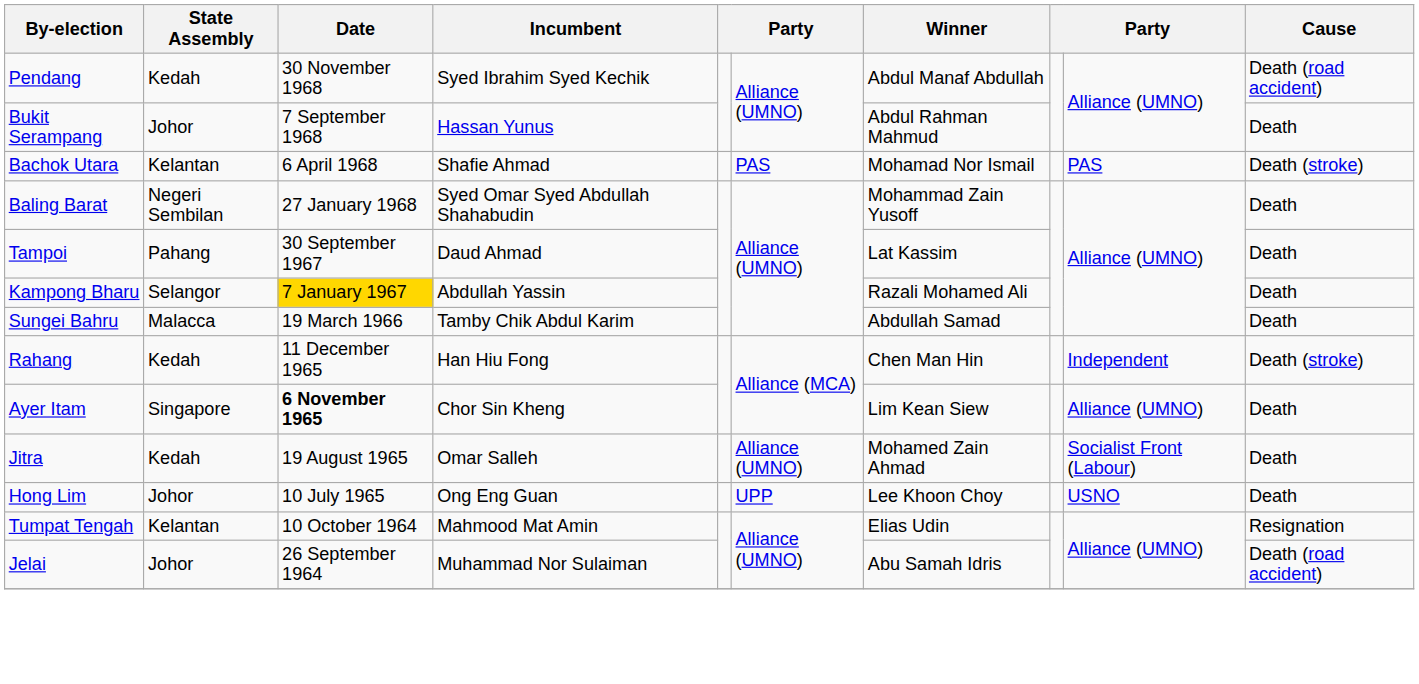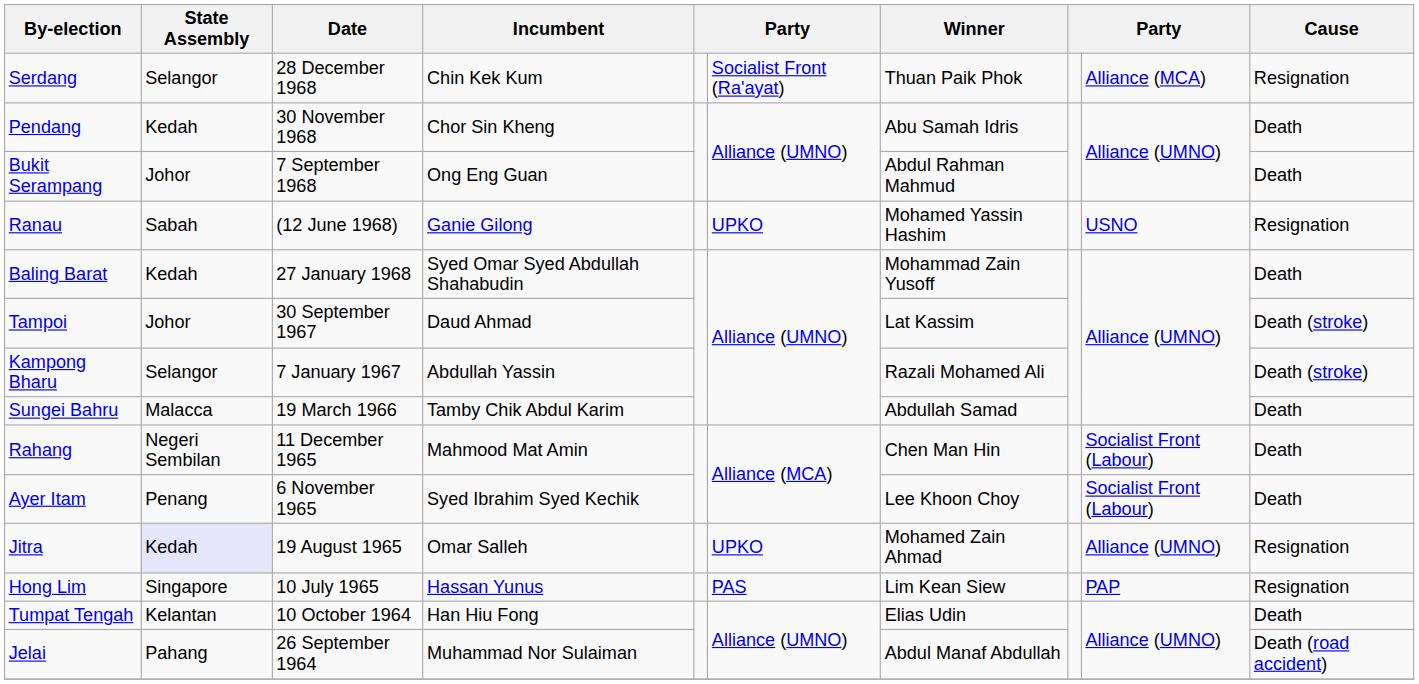+ row: (43, 78)
(543, 78) Syed Ibrahim Syed Kechik -> (491, 127) Chor Sin Kheng
(956, 78) Abdul Manaf Abdullah -> (952, 127) Abu Samah Idris
(1297, 78) Death (road accident) -> (1278, 127) Death
(495, 127) Hassan Yunus -> (487, 176) Ong Eng Guan
+ row: (35, 225)
- row: (64, 165)
(186, 204) Negeri Sembilan -> (171, 274) Kedah
(179, 253) Pahang -> (168, 323) Johor
(1273, 253) Death -> (1311, 323) Death (stroke)
(344, 292) gold background -> (339, 372) no background
(1273, 292) Death -> (1311, 372) Death (stroke)
(174, 360) Kedah -> (183, 449) Negeri Sembilan
(493, 360) Han Hiu Fong -> (507, 449) Mahmood Mat Amin
(1118, 360) Independent -> (1143, 449) Socialist Front (Labour)
(1306, 360) Death (stroke) -> (1278, 449) Death
(189, 409) Singapore -> (176, 498) Penang
(334, 409) bold -> (326, 498) normal
(501, 409) Chor Sin Kheng -> (533, 498) Syed Ibrahim Syed Kechik
(928, 409) Lim Kean Siew -> (952, 498) Lee Khoon Choy
(1135, 409) Alliance (UMNO) -> (1143, 498) Socialist Front (Labour)
(174, 458) no background -> (171, 547) lavender background
(769, 458) Alliance (UMNO) -> (737, 547) UPKO
(1125, 458) Socialist Front (Labour) -> (1153, 547) Alliance (UMNO)
(1273, 458) Death -> (1302, 547) Resignation
(171, 496) Johor -> (186, 586) Singapore
(498, 496) Ong Eng Guan -> (485, 586) Hassan Yunus
(754, 496) UPP -> (729, 586) PAS
(935, 496) Lee Khoon Choy -> (945, 586) Lim Kean Siew
(1094, 496) USNO -> (1103, 586) PAP
(1273, 496) Death -> (1302, 586) Resignation
(518, 525) Mahmood Mat Amin -> (483, 615) Han Hiu Fong
(1297, 525) Resignation -> (1278, 615) Death
(171, 564) Johor -> (176, 654) Pahang
(935, 564) Abu Samah Idris -> (973, 654) Abdul Manaf Abdullah
